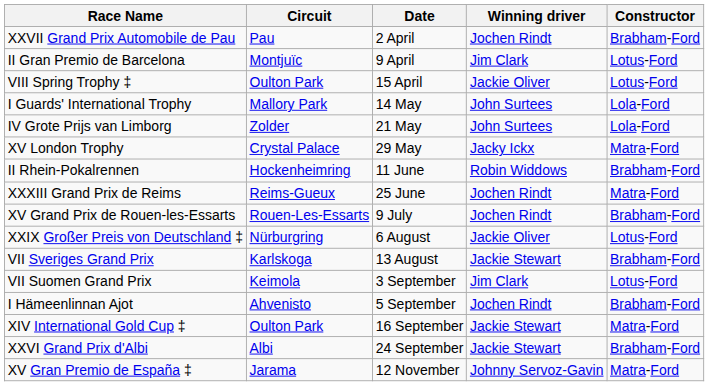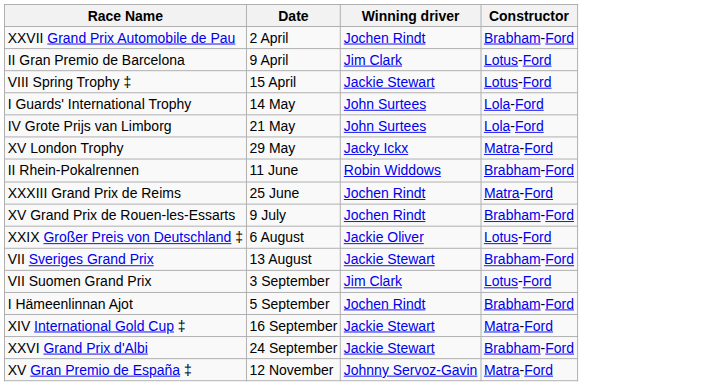- column: (309, 16)
(510, 82) Jackie Oliver -> (389, 82) Jackie Stewart
